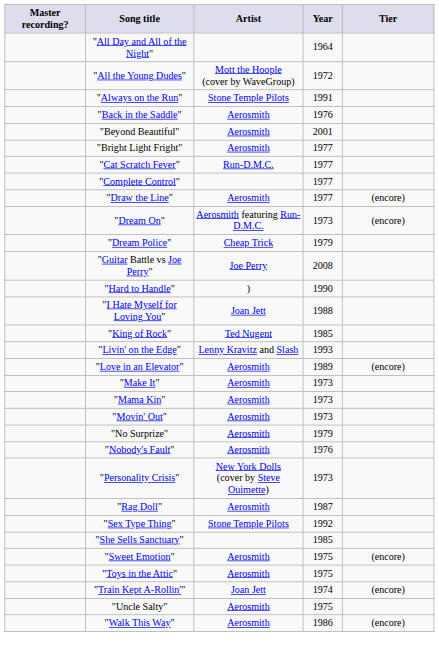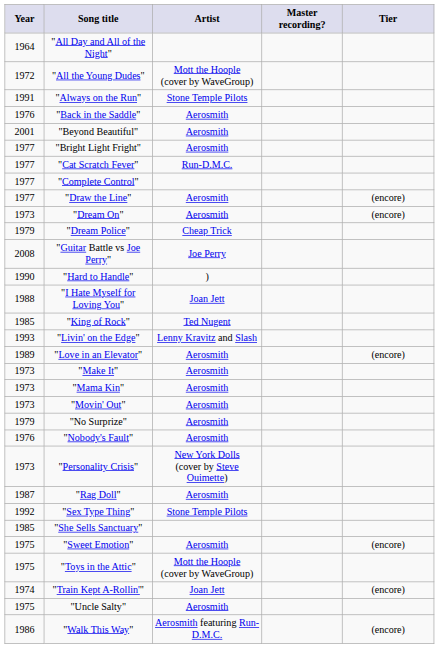columns swapped: (323, 18) <-> (45, 18)
(248, 220) Aerosmith featuring Run-D.M.C. -> (207, 214) Aerosmith
(248, 573) Aerosmith -> (207, 567) Mott the Hoople (cover by WaveGroup)
(248, 623) Aerosmith -> (207, 629) Aerosmith featuring Run-D.M.C.
